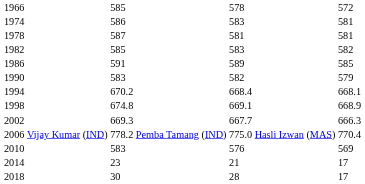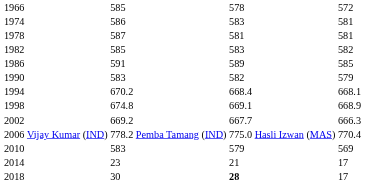(122, 120) 669.3 -> (122, 120) 669.2
(237, 148) 576 -> (237, 148) 579
(234, 176) normal -> (234, 176) bold
